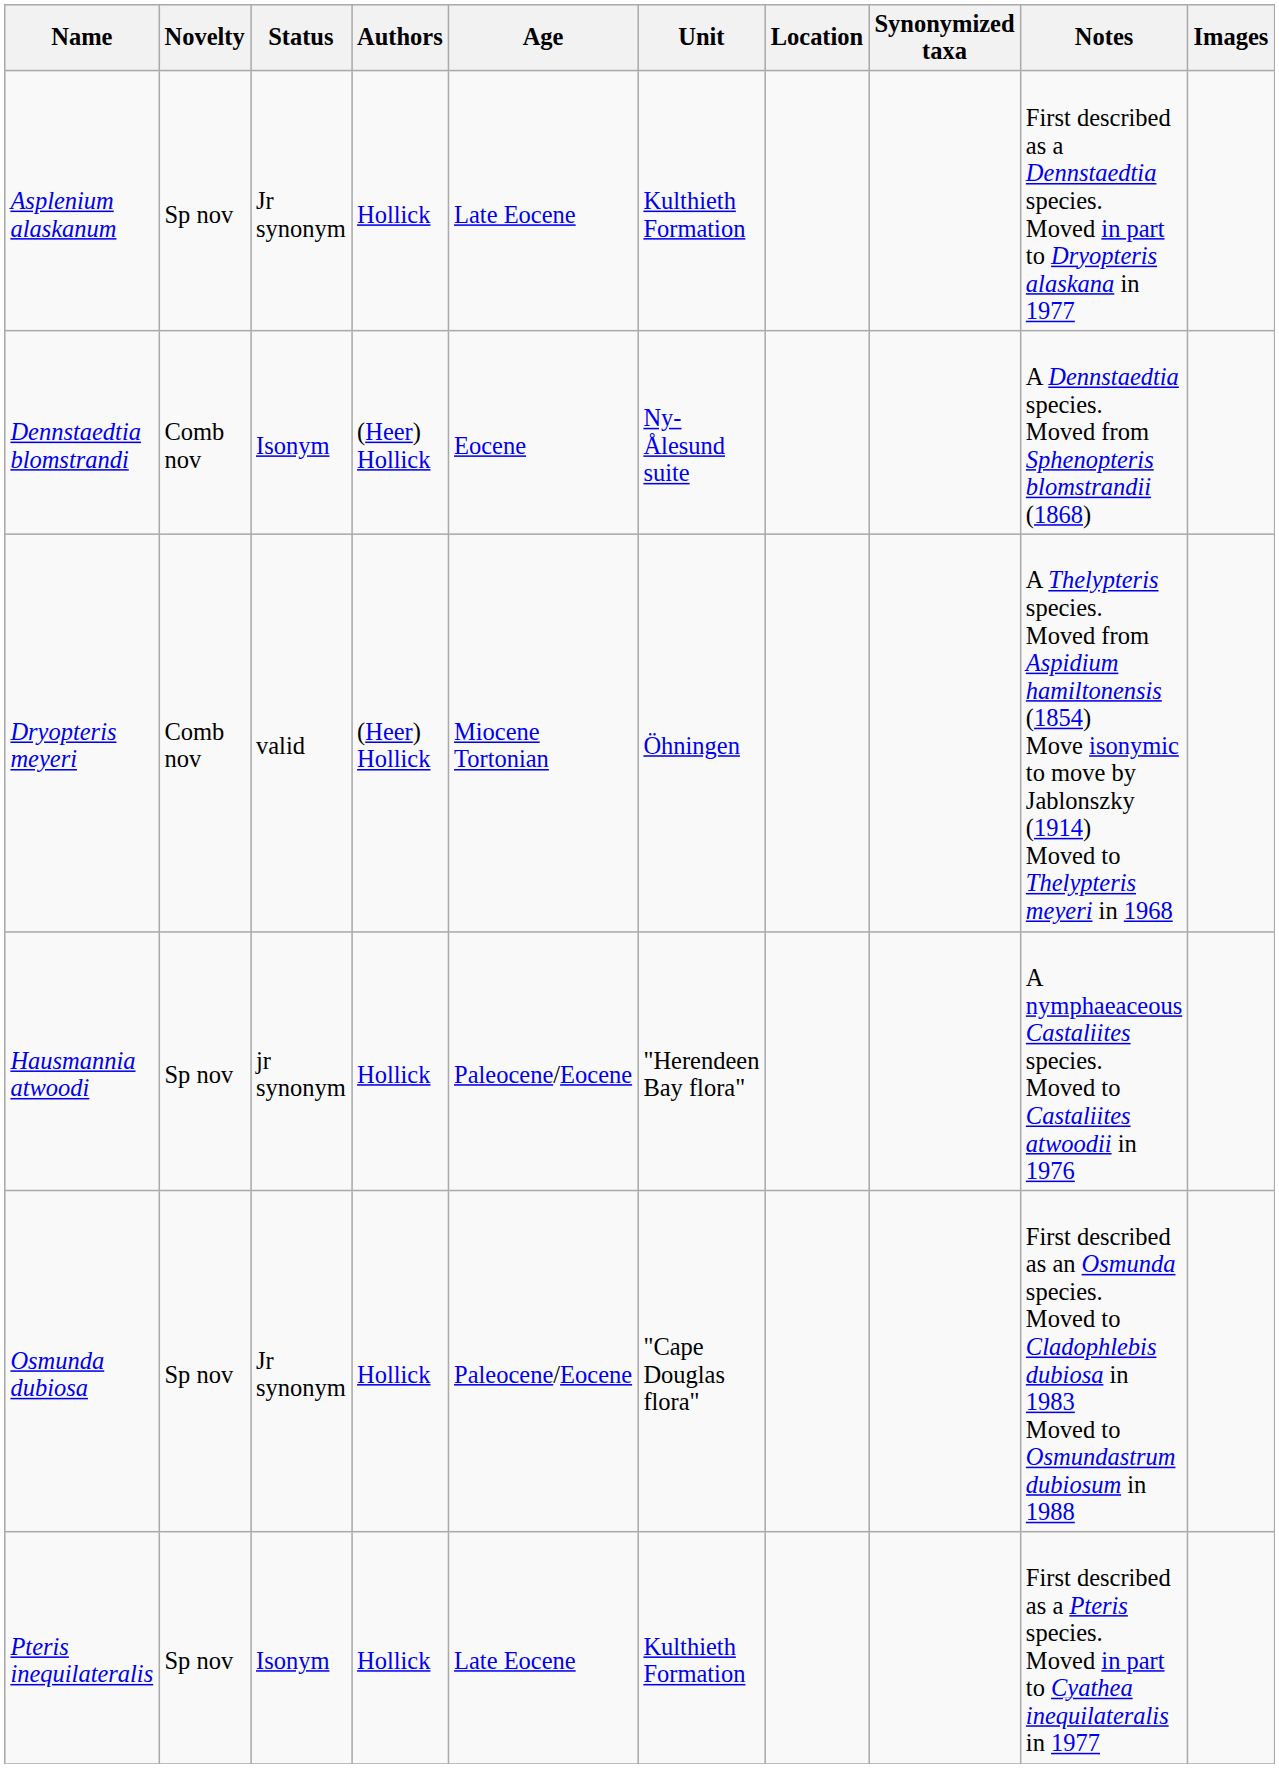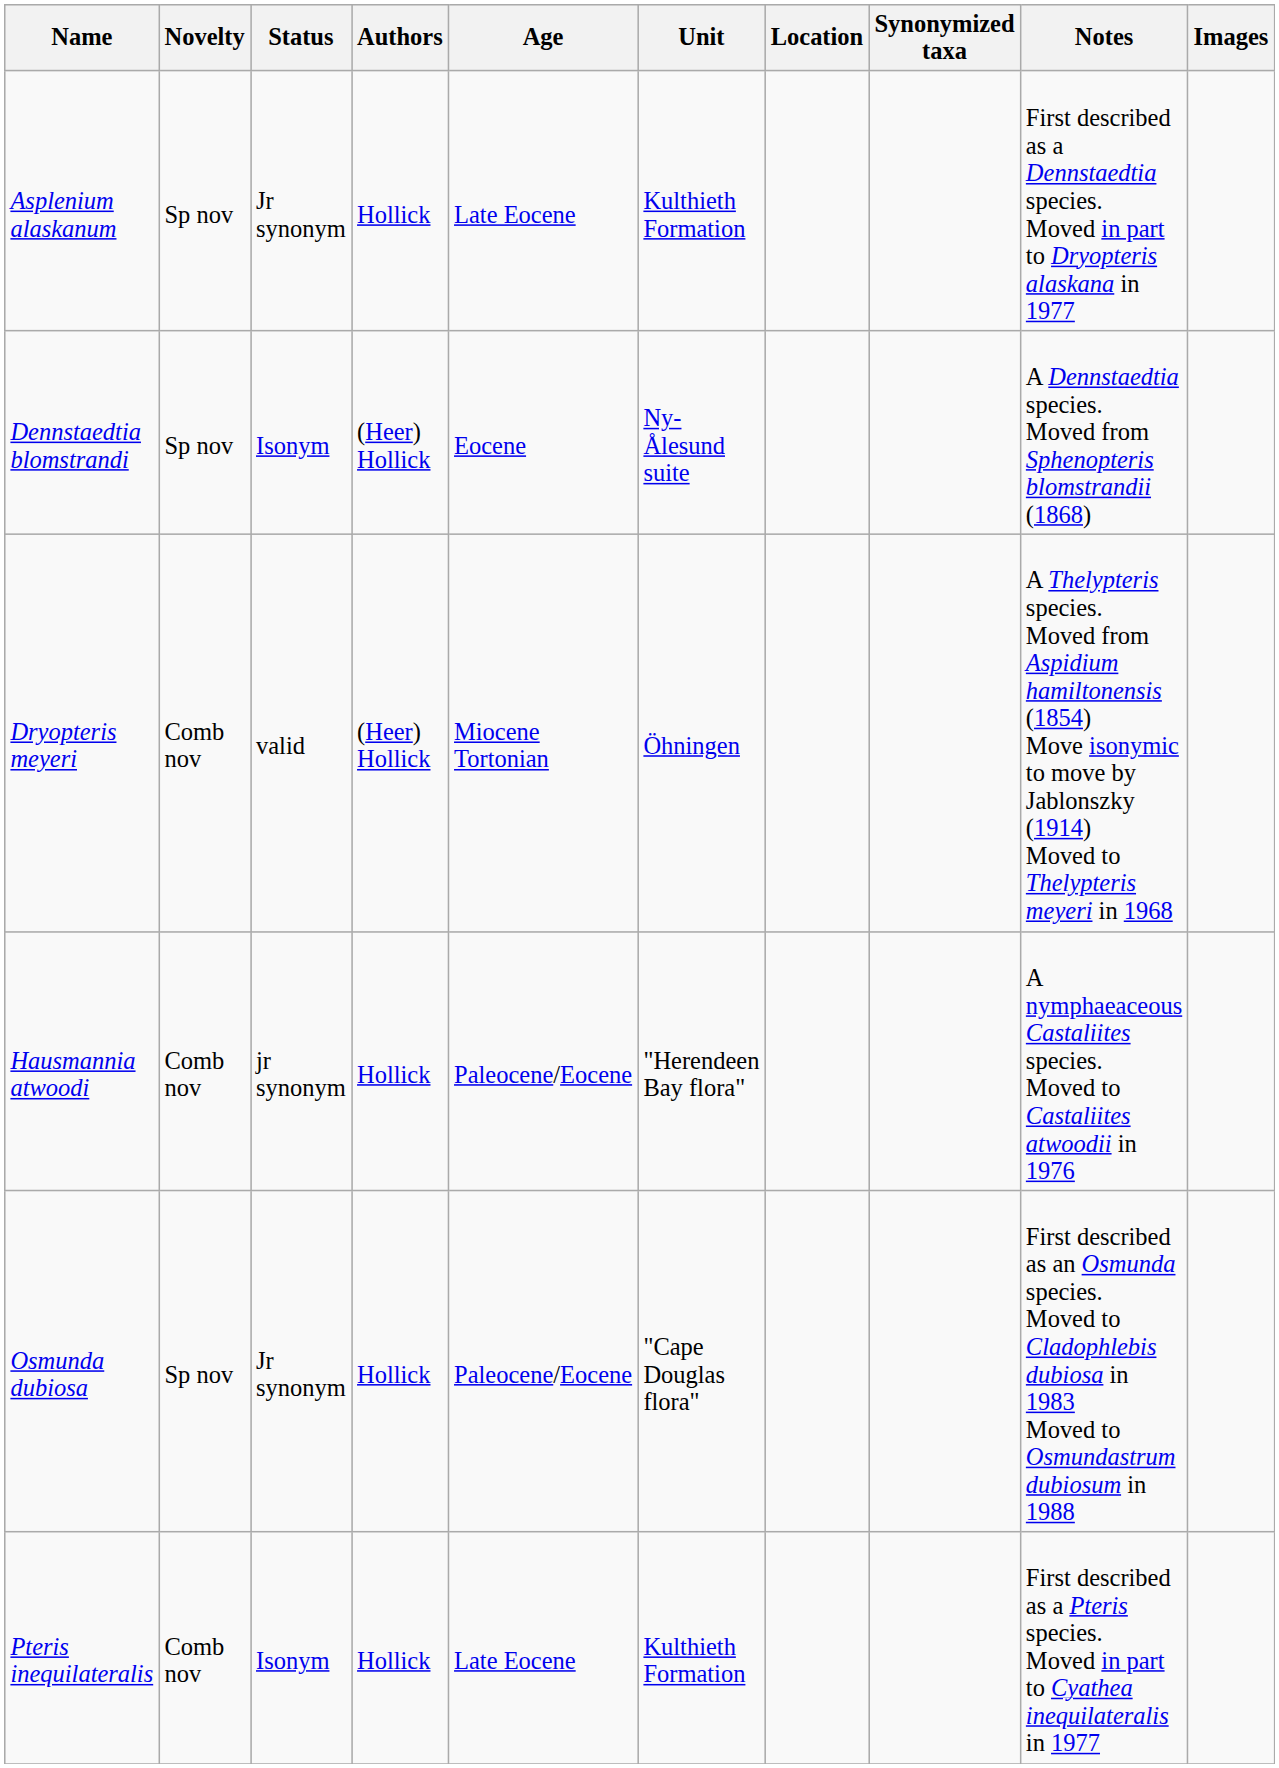(194, 445) Comb nov -> (199, 445) Sp nov
(199, 1074) Sp nov -> (194, 1074) Comb nov
(199, 1661) Sp nov -> (194, 1661) Comb nov
